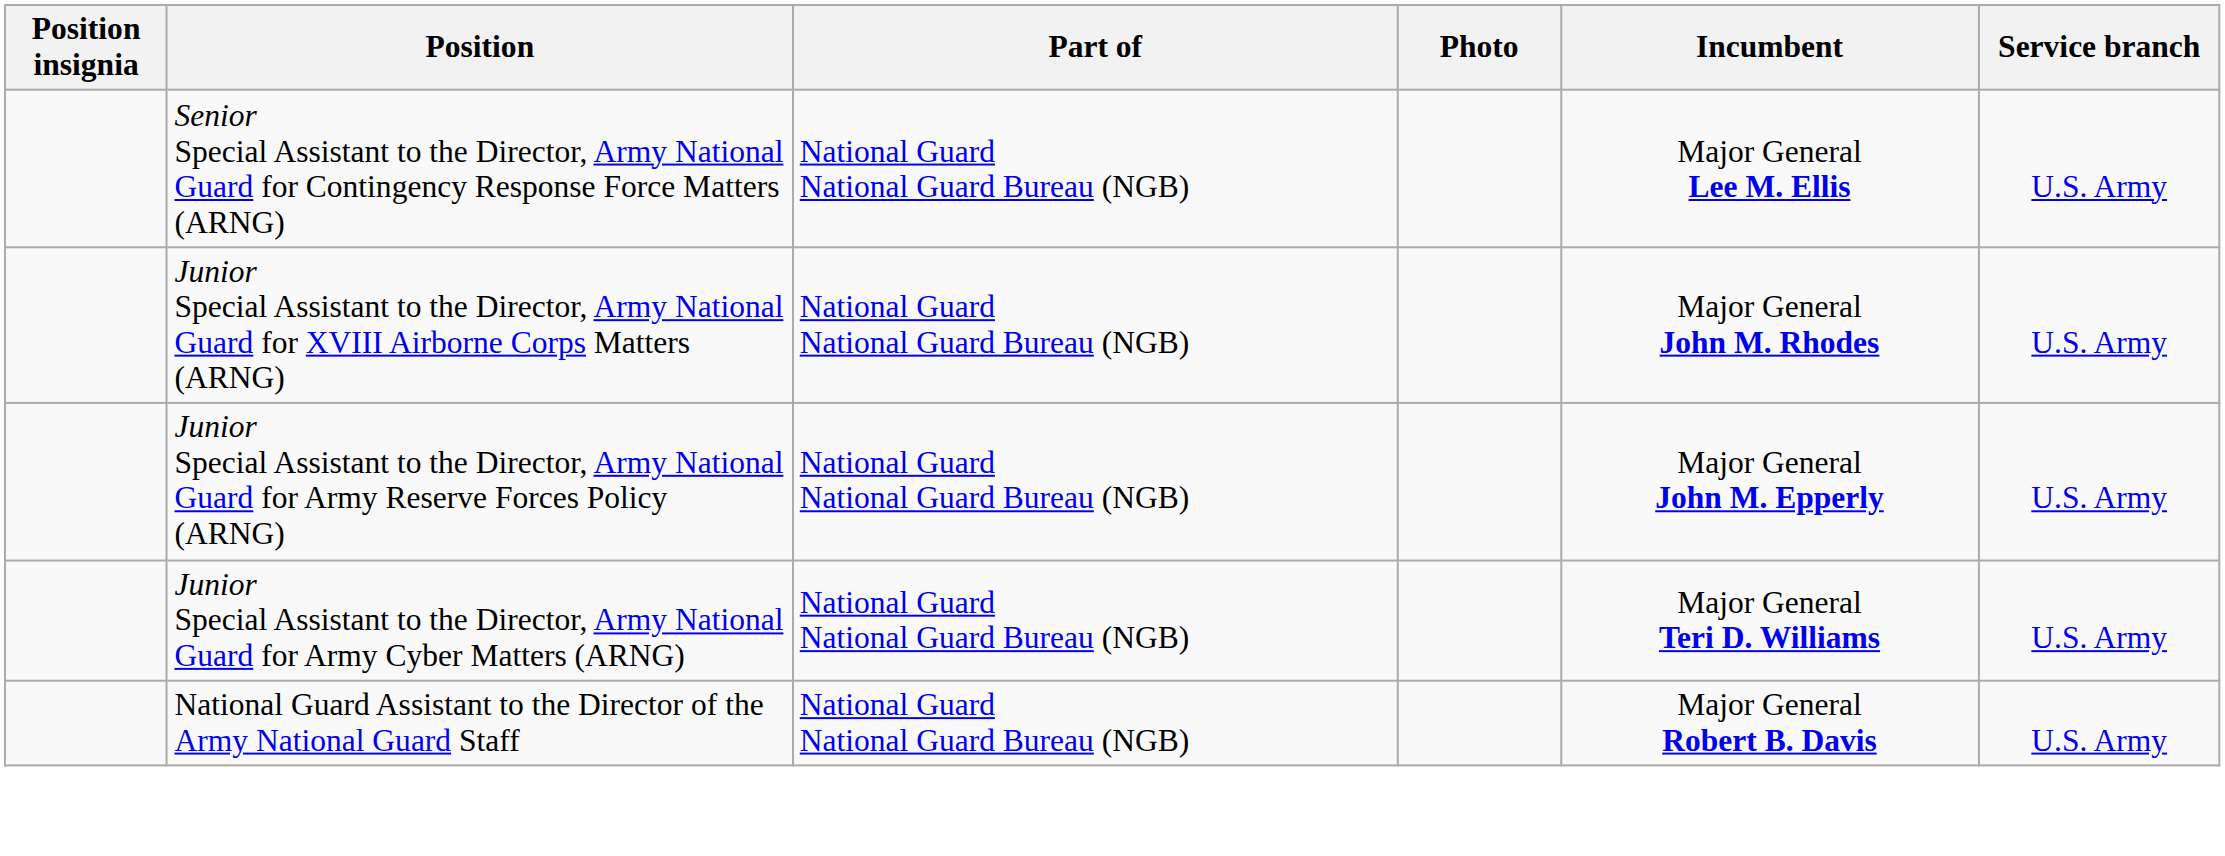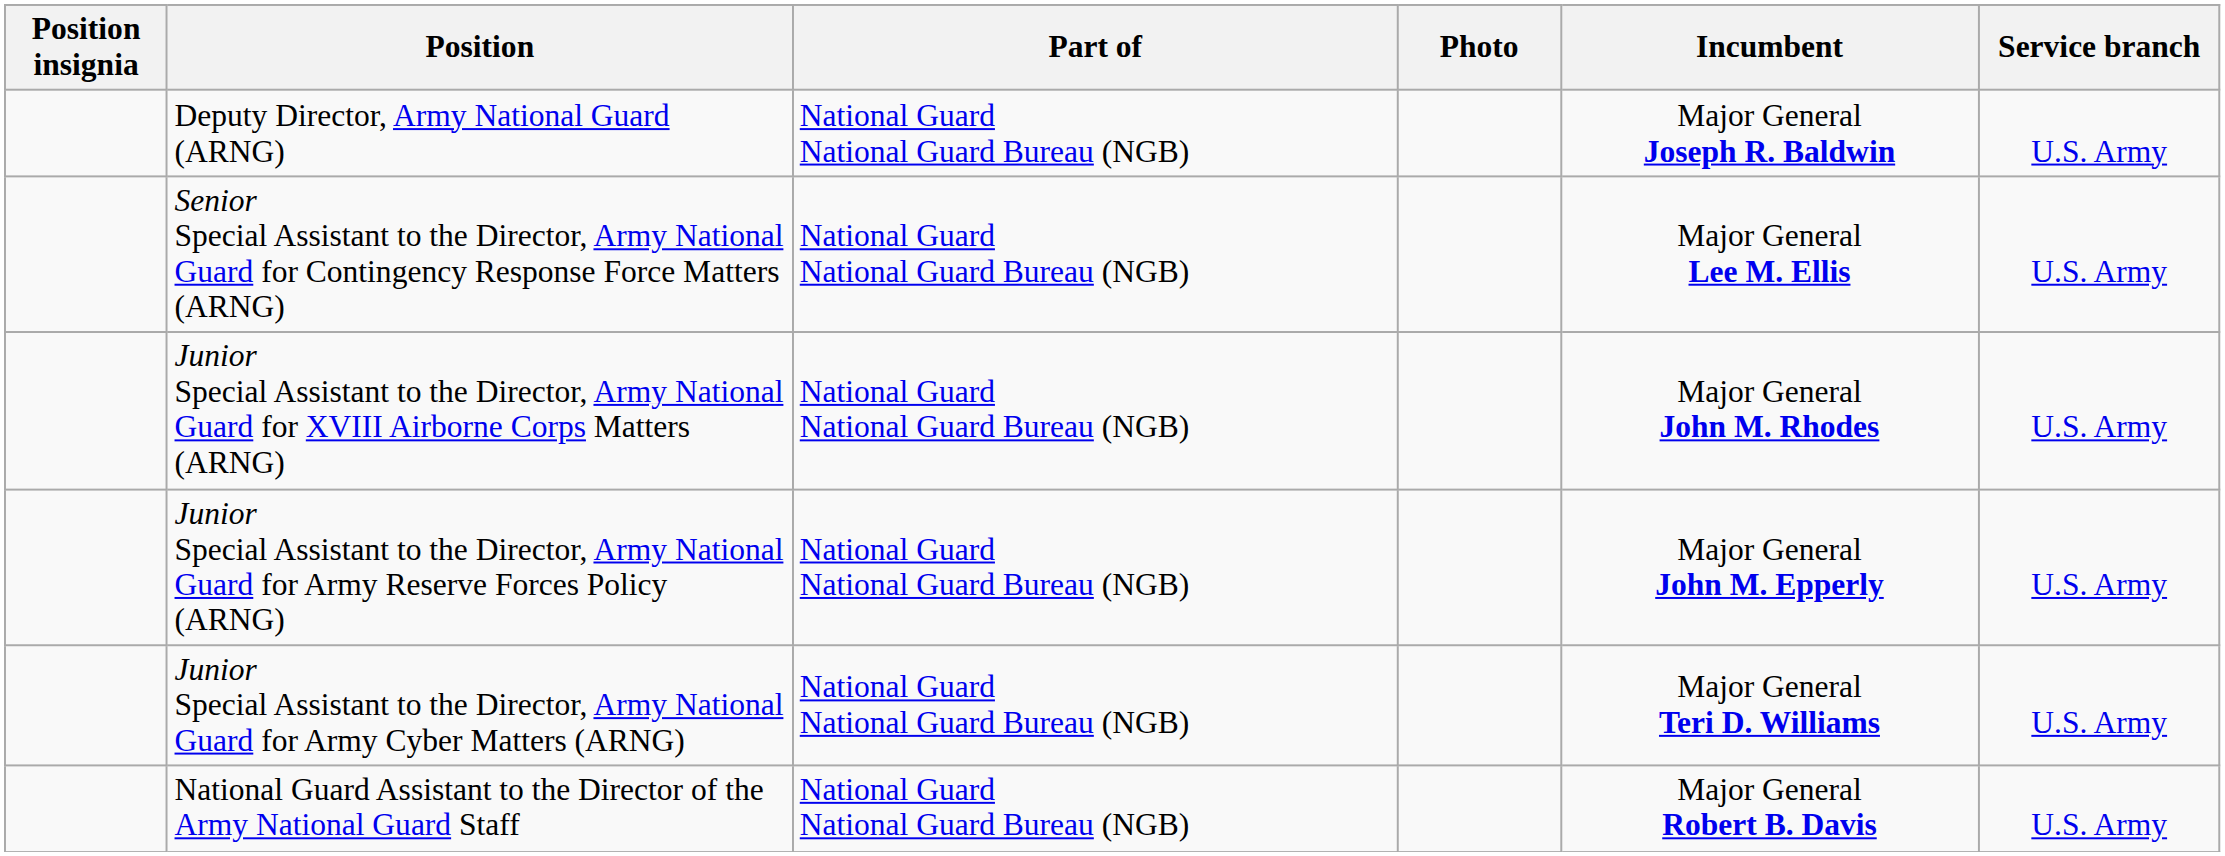+ row: (422, 132)
